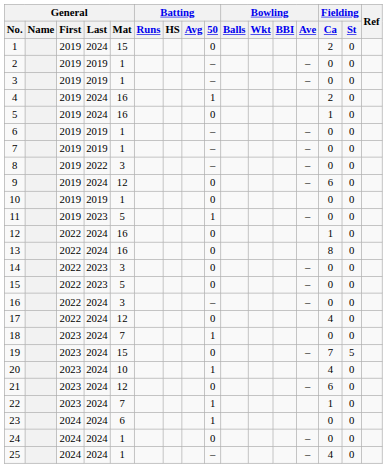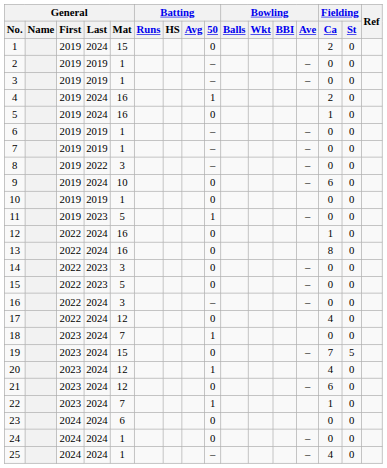(122, 183) 12 -> (122, 183) 10
(122, 370) 10 -> (122, 370) 12
(213, 421) 1 -> (213, 421) 0
